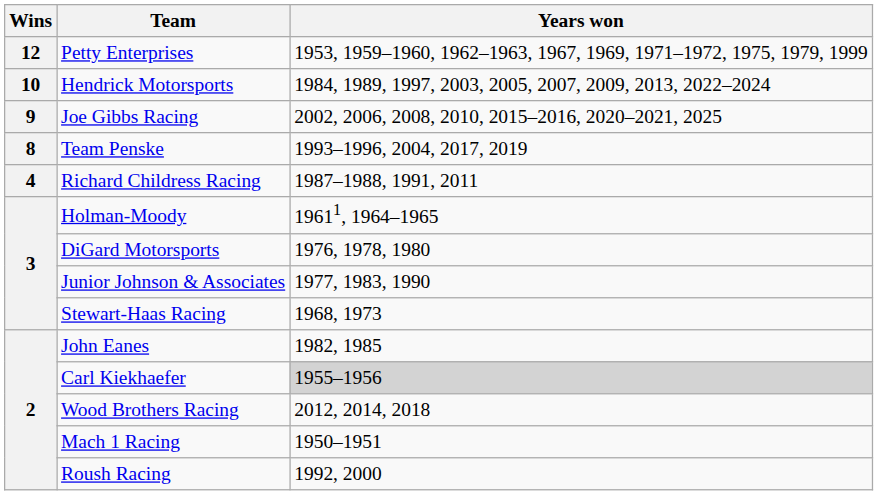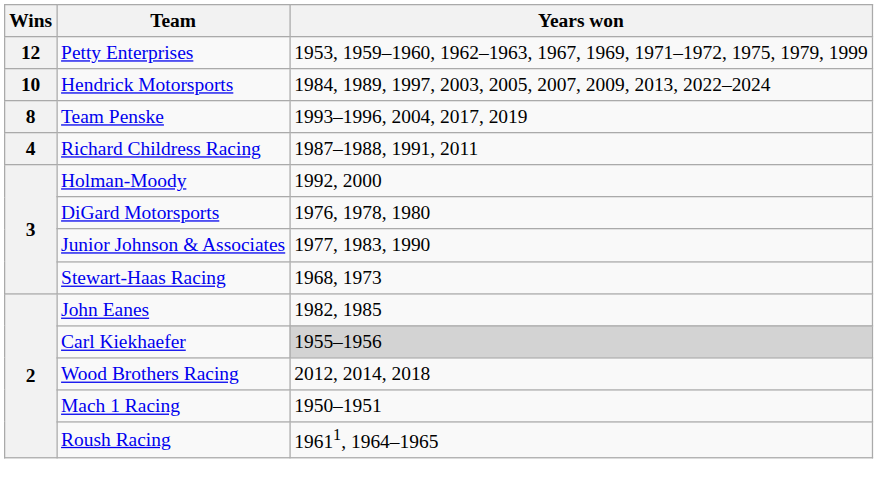- row: (130, 116)
(366, 215) 19611, 1964–1965 -> (338, 181) 1992, 2000
(338, 473) 1992, 2000 -> (366, 439) 19611, 1964–1965
